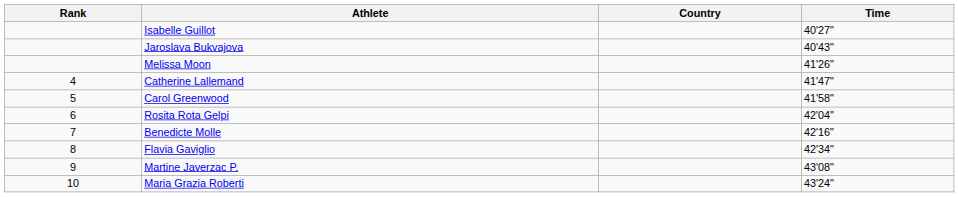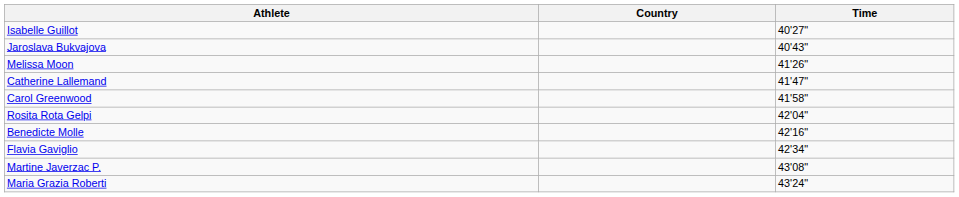- column: (73, 13)
